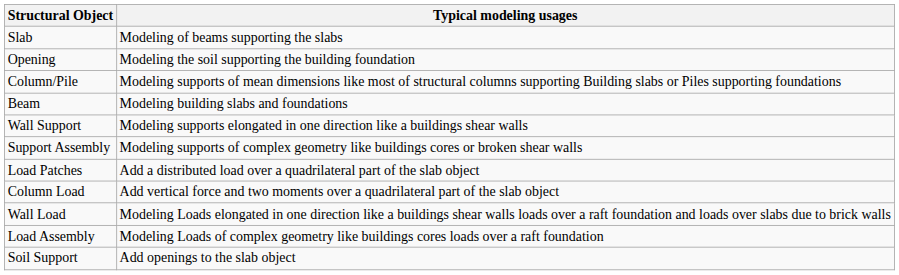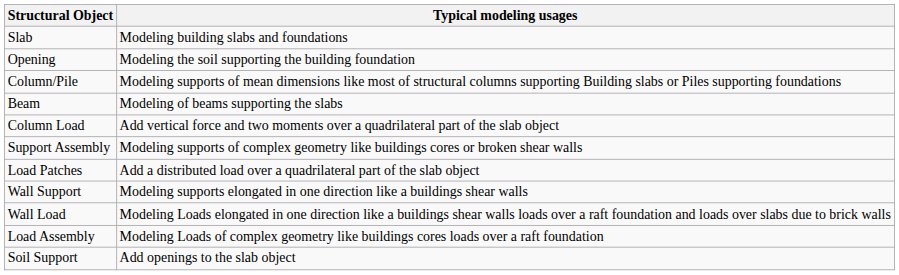(231, 37) Modeling of beams supporting the slabs -> (234, 37) Modeling building slabs and foundations
(234, 103) Modeling building slabs and foundations -> (231, 103) Modeling of beams supporting the slabs
rows swapped: (44, 125) <-> (46, 192)
